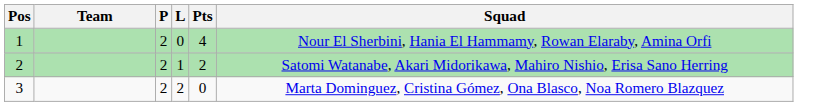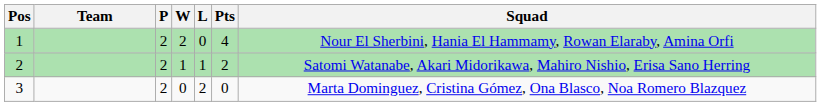+ column: (183, 16)
